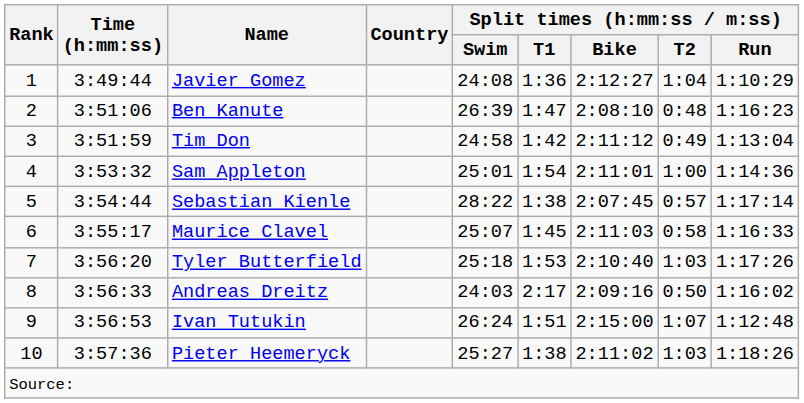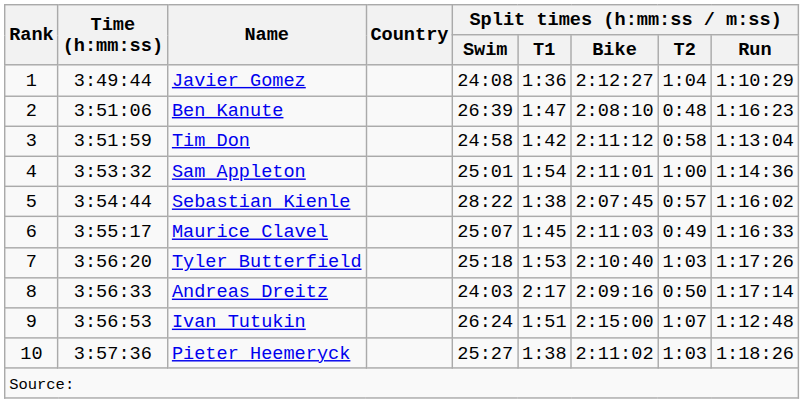(685, 141) 0:49 -> (685, 141) 0:58
(755, 202) 1:17:14 -> (755, 202) 1:16:02
(685, 232) 0:58 -> (685, 232) 0:49
(755, 293) 1:16:02 -> (755, 293) 1:17:14
